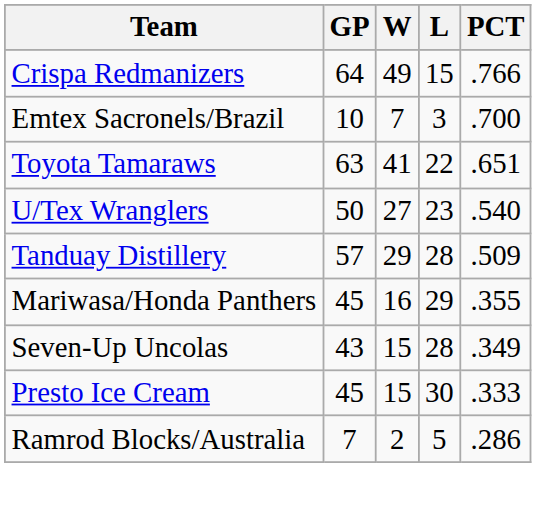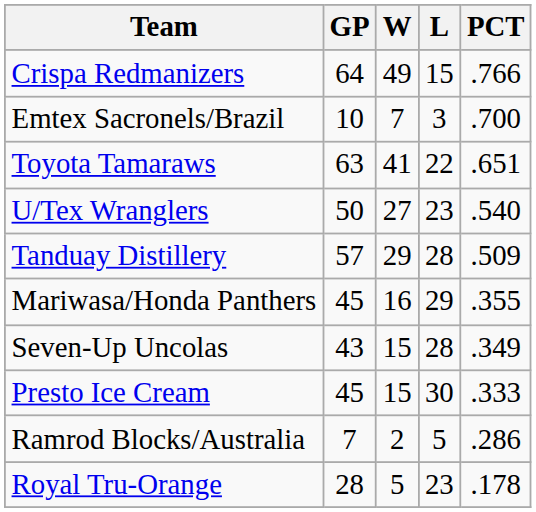+ row: (117, 484)
